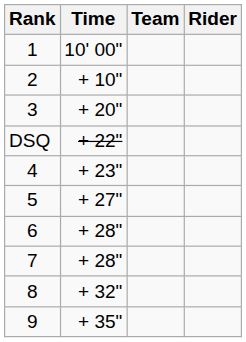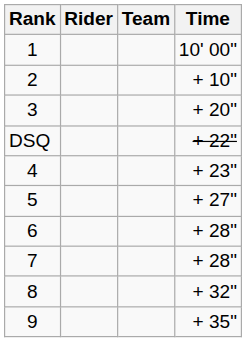columns swapped: (213, 19) <-> (93, 19)
